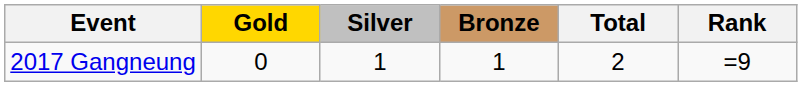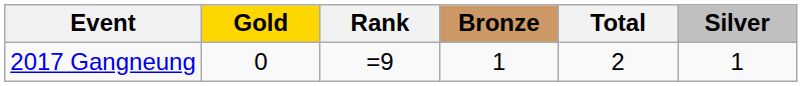columns swapped: (380, 23) <-> (737, 23)
